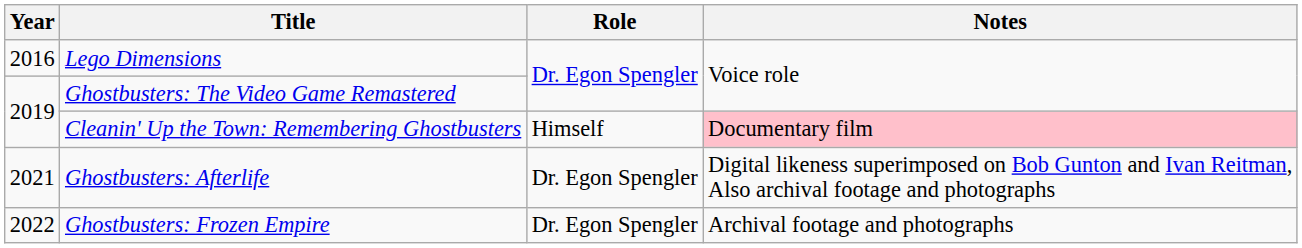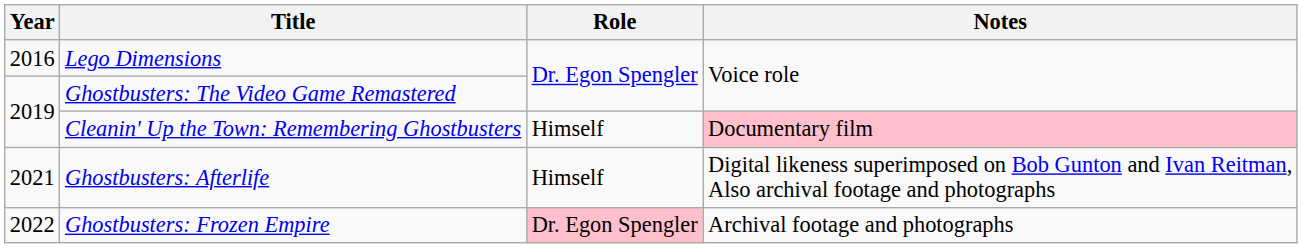(615, 176) Dr. Egon Spengler -> (568, 176) Himself
(615, 225) no background -> (615, 225) pink background
